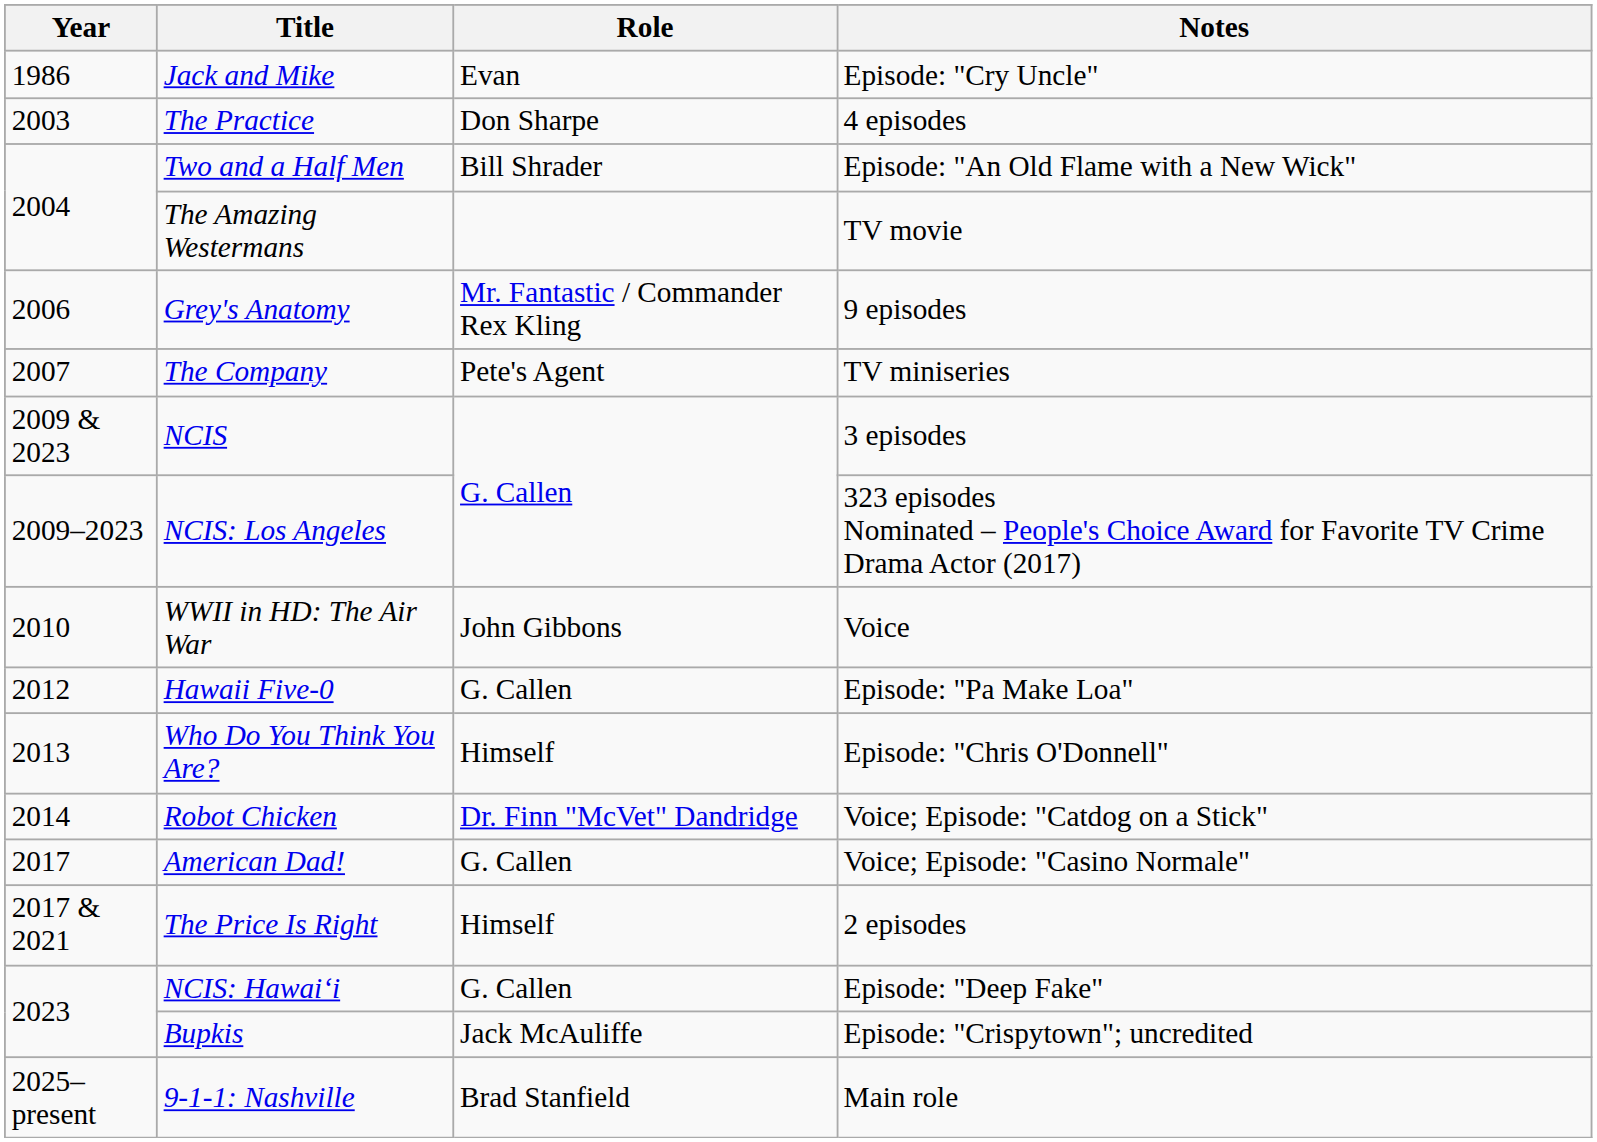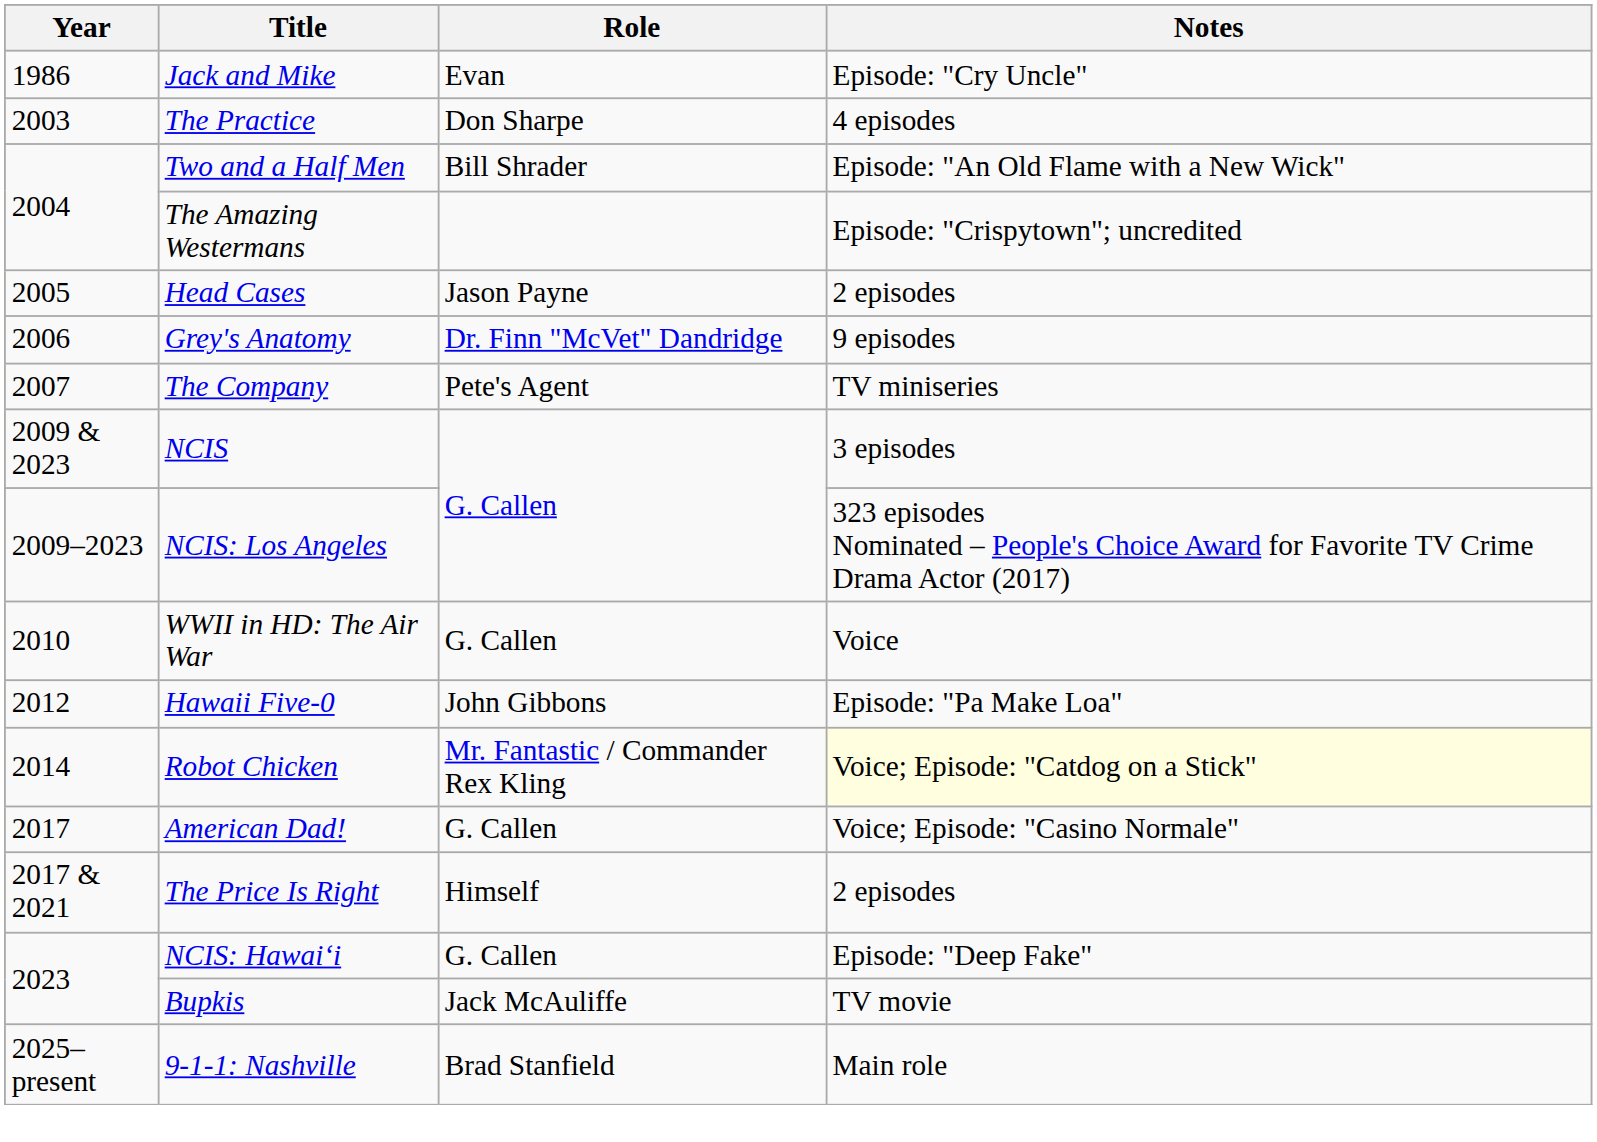(903, 229) TV movie -> (1037, 229) Episode: "Crispytown"; uncredited
+ row: (235, 292)
(621, 309) Mr. Fantastic / Commander Rex Kling -> (614, 339) Dr. Finn "McVet" Dandridge
(541, 626) John Gibbons -> (501, 640) G. Callen
(516, 689) G. Callen -> (526, 703) John Gibbons
- row: (299, 752)
(629, 815) Dr. Finn "McVet" Dandridge -> (606, 766) Mr. Fantastic / Commander Rex Kling
(1056, 815) no background -> (1045, 766) lightyellow background
(1048, 1034) Episode: "Crispytown"; uncredited -> (892, 1001) TV movie
